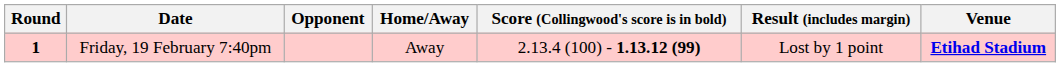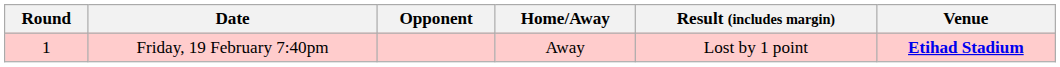- column: (609, 19)
(36, 47) bold -> (46, 47) normal
